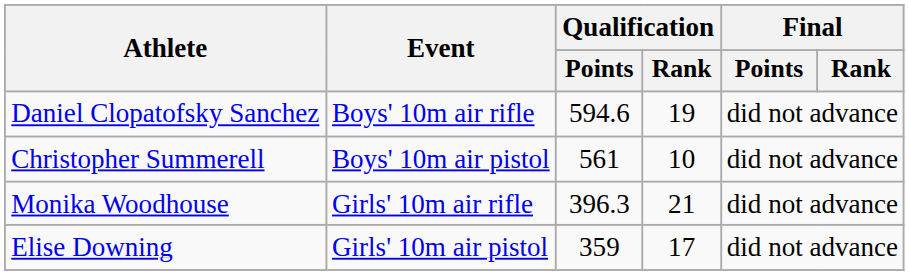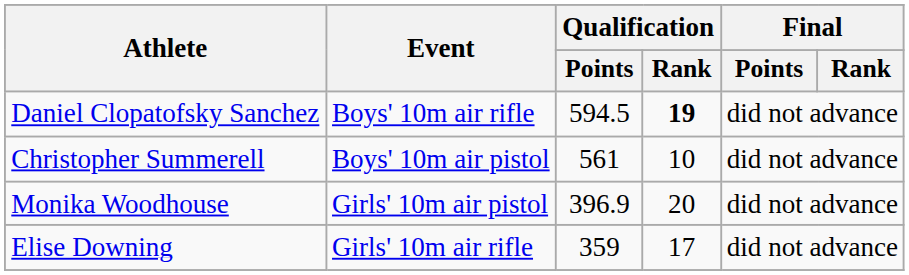(599, 114) 594.6 -> (599, 114) 594.5
(682, 114) normal -> (682, 114) bold
(433, 203) Girls' 10m air rifle -> (440, 203) Girls' 10m air pistol
(599, 203) 396.3 -> (599, 203) 396.9
(682, 203) 21 -> (682, 203) 20
(440, 248) Girls' 10m air pistol -> (433, 248) Girls' 10m air rifle
